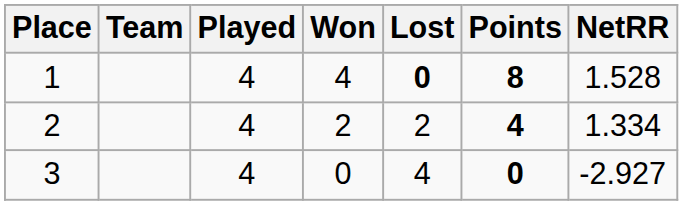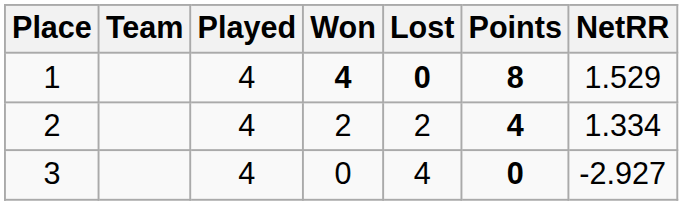(343, 77) normal -> (343, 77) bold
(623, 77) 1.528 -> (623, 77) 1.529
